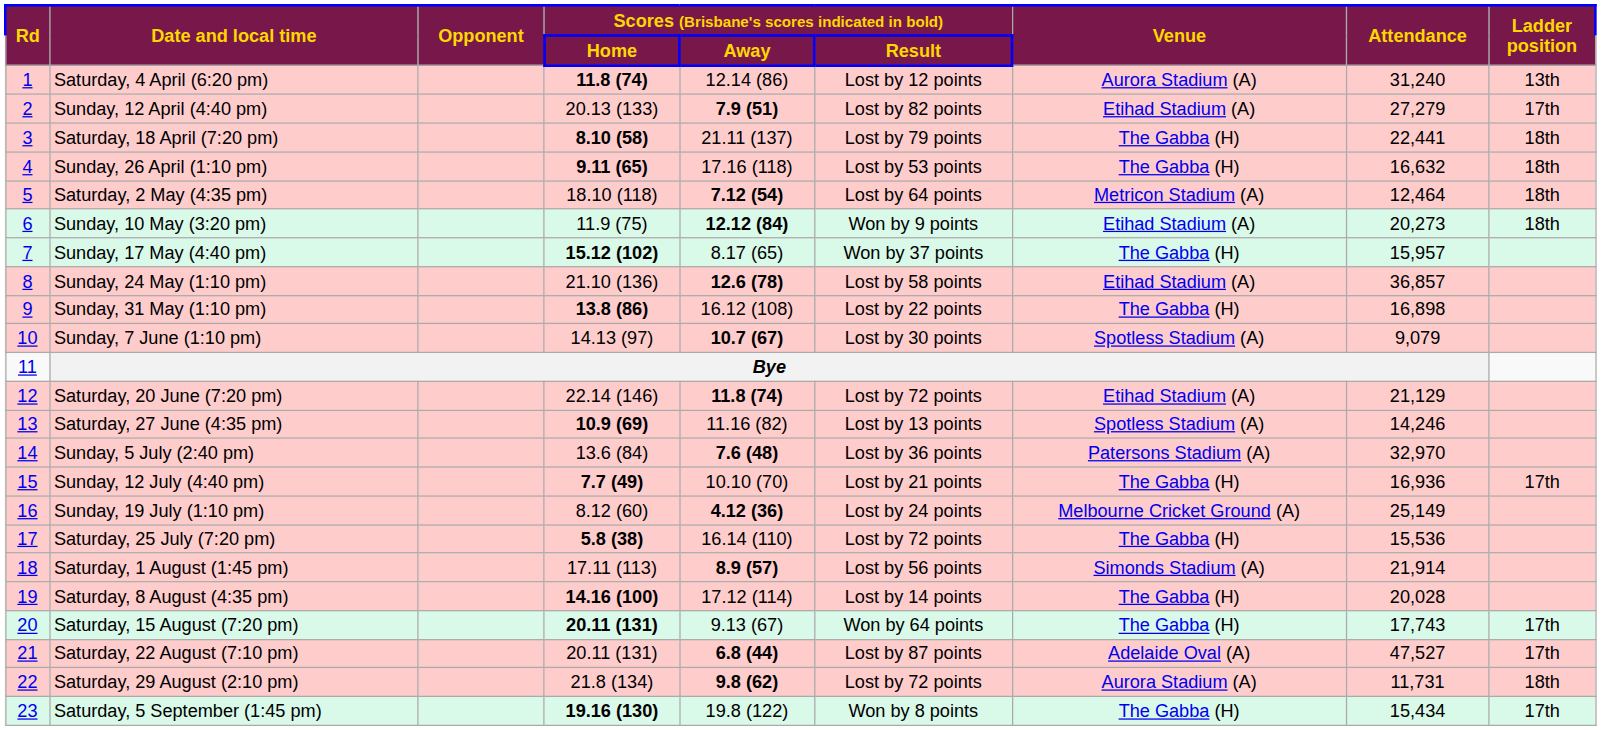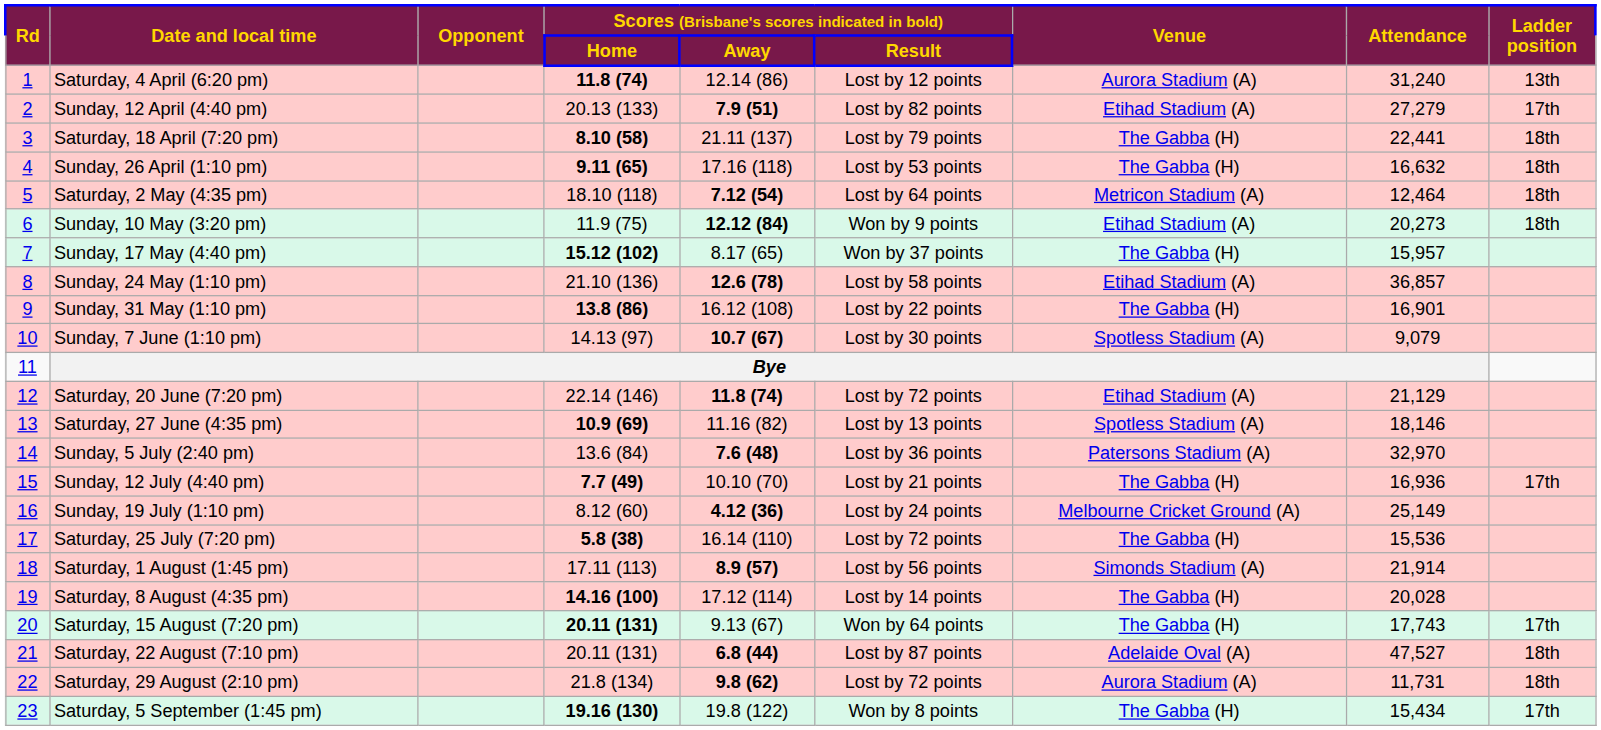(1418, 310) 16,898 -> (1418, 310) 16,901
(1418, 424) 14,246 -> (1418, 424) 18,146
(1542, 654) 17th -> (1542, 654) 18th
